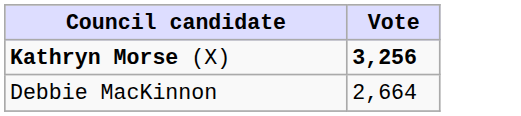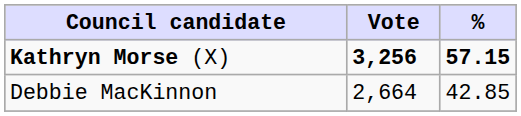+ column: (478, 22)
